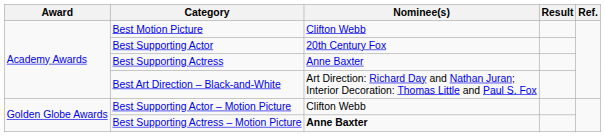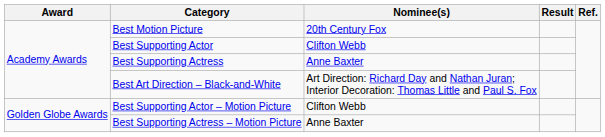(336, 29) Clifton Webb -> (346, 29) 20th Century Fox
(346, 45) 20th Century Fox -> (336, 45) Clifton Webb
(337, 123) bold -> (335, 123) normal
